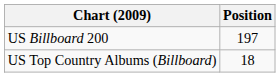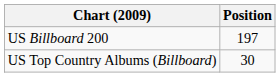(247, 60) 18 -> (247, 60) 30
